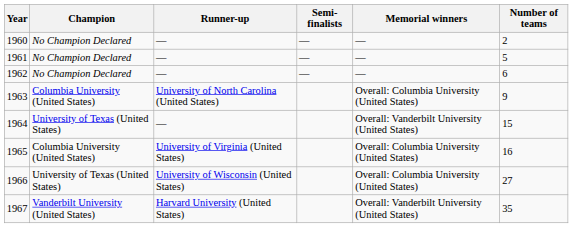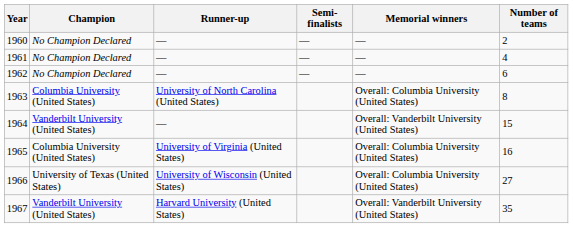(505, 57) 5 -> (505, 57) 4
(505, 96) 9 -> (505, 96) 8
(90, 124) University of Texas (United States) -> (77, 124) Vanderbilt University (United States)
